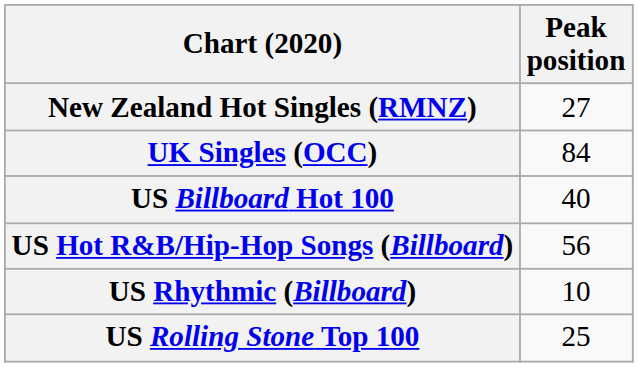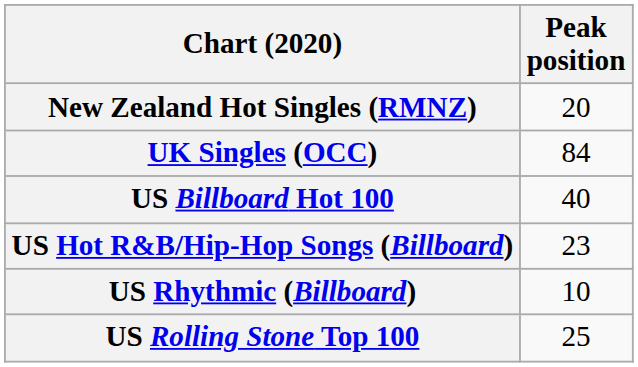(576, 106) 27 -> (576, 106) 20
(576, 245) 56 -> (576, 245) 23
